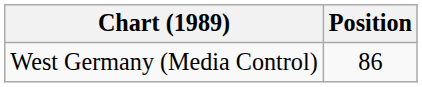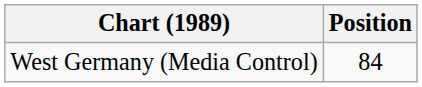(370, 61) 86 -> (370, 61) 84
